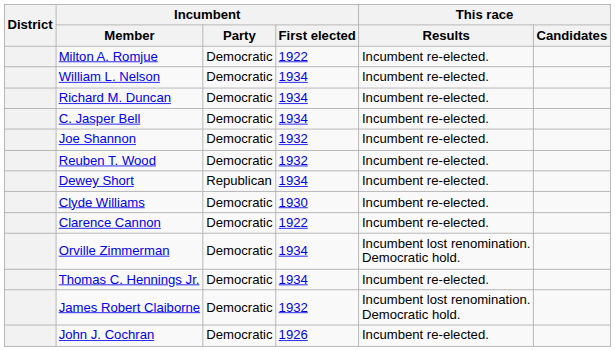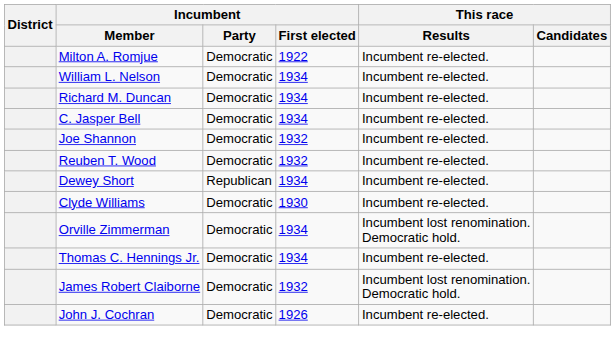- row: (110, 222)
